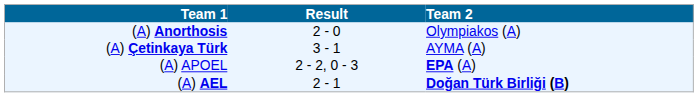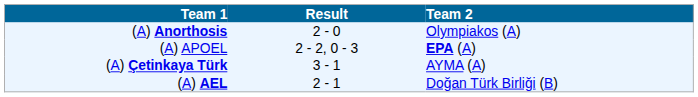rows swapped: (194, 65) <-> (167, 48)
(497, 83) bold -> (492, 83) normal
